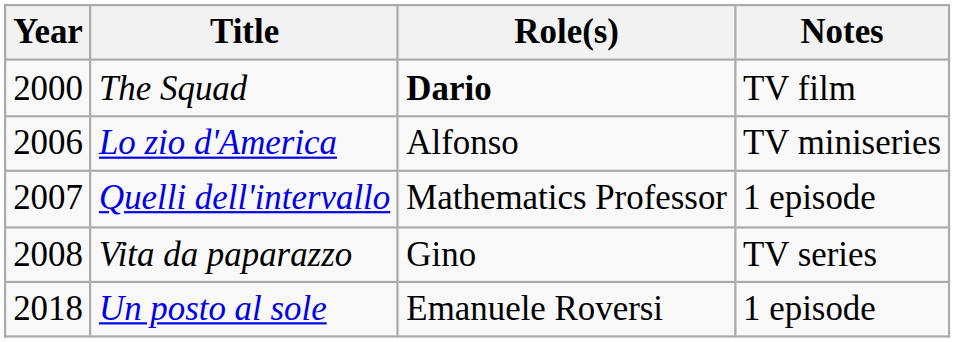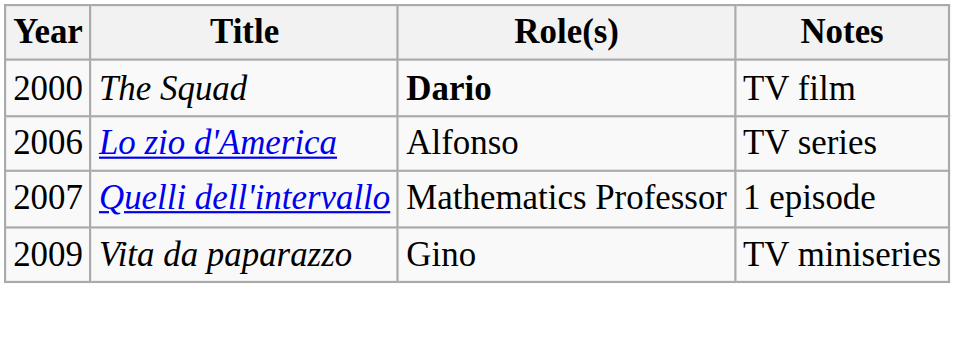(842, 142) TV miniseries -> (810, 142) TV series
(48, 253) 2008 -> (48, 253) 2009
(810, 253) TV series -> (842, 253) TV miniseries
- row: (213, 308)
